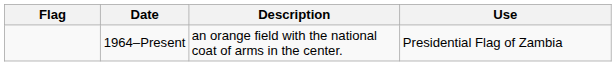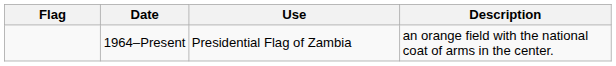columns swapped: (505, 14) <-> (294, 14)
